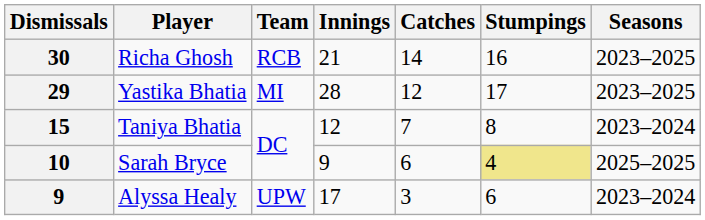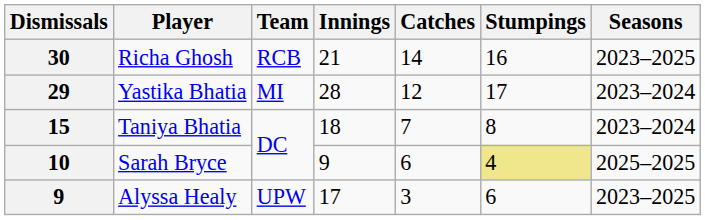(646, 92) 2023–2025 -> (646, 92) 2023–2024
(330, 127) 12 -> (330, 127) 18
(646, 197) 2023–2024 -> (646, 197) 2023–2025
